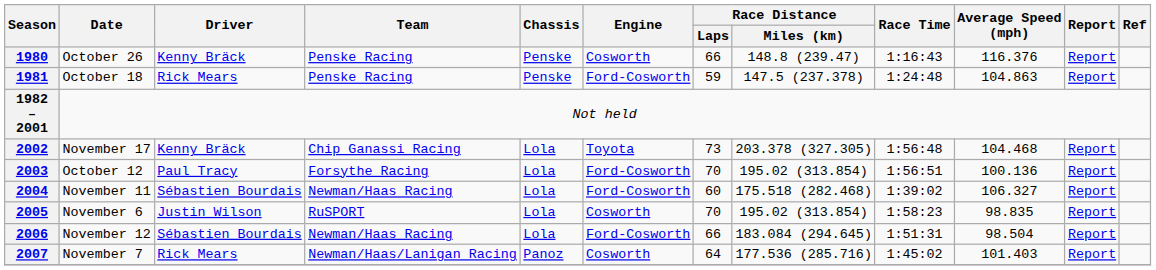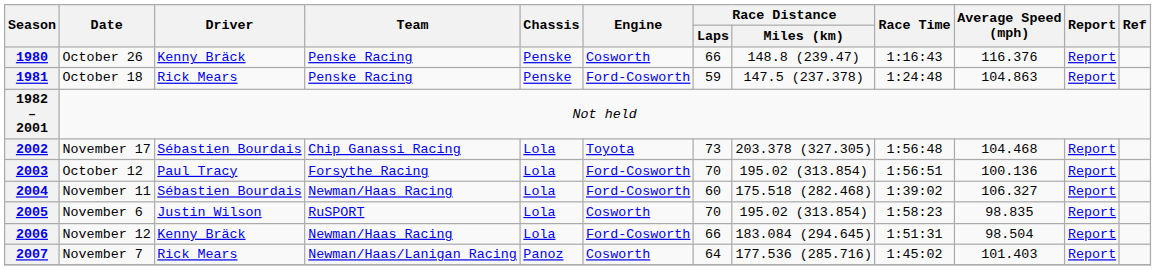(201, 150) Kenny Bräck -> (230, 150) Sébastien Bourdais
(230, 234) Sébastien Bourdais -> (201, 234) Kenny Bräck
